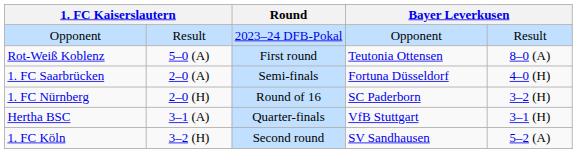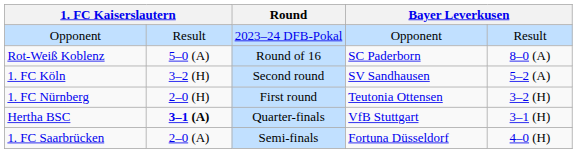(288, 55) First round -> (288, 55) Round of 16
(396, 55) Teutonia Ottensen -> (384, 55) SC Paderborn
rows swapped: (36, 138) <-> (56, 76)
(288, 96) Round of 16 -> (288, 96) First round
(384, 96) SC Paderborn -> (396, 96) Teutonia Ottensen
(189, 117) normal -> (189, 117) bold
